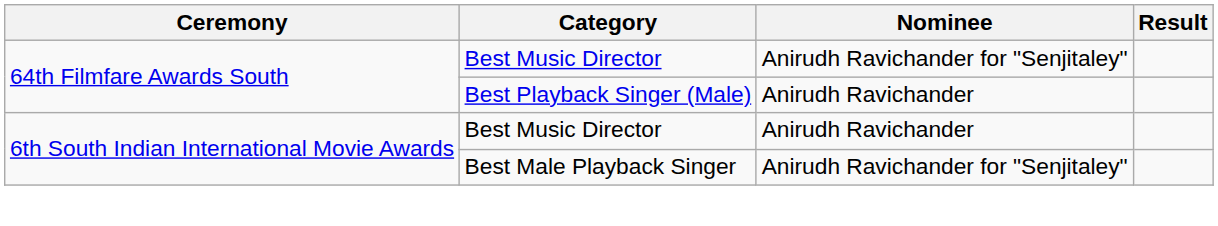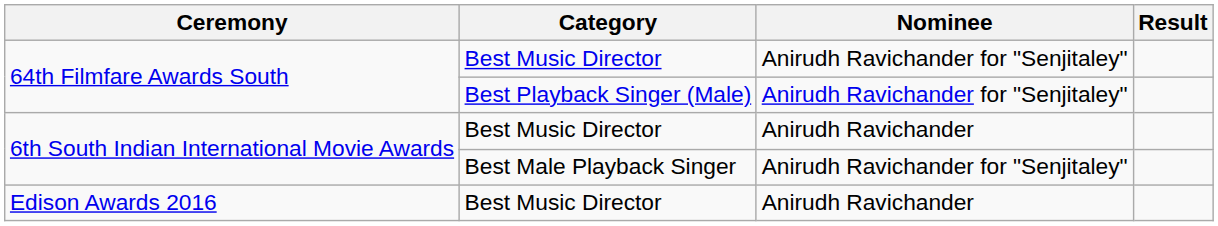(868, 94) Anirudh Ravichander -> (945, 94) Anirudh Ravichander for "Senjitaley"
+ row: (113, 202)
